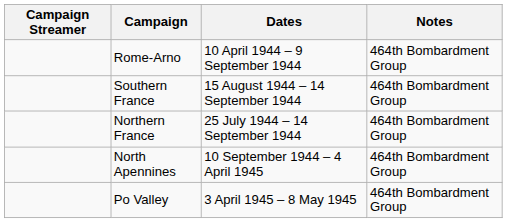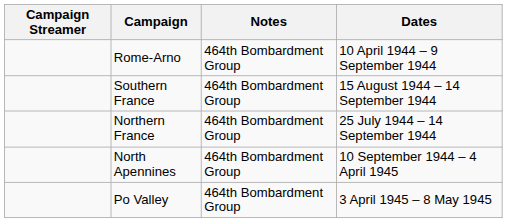columns swapped: (284, 22) <-> (435, 22)
